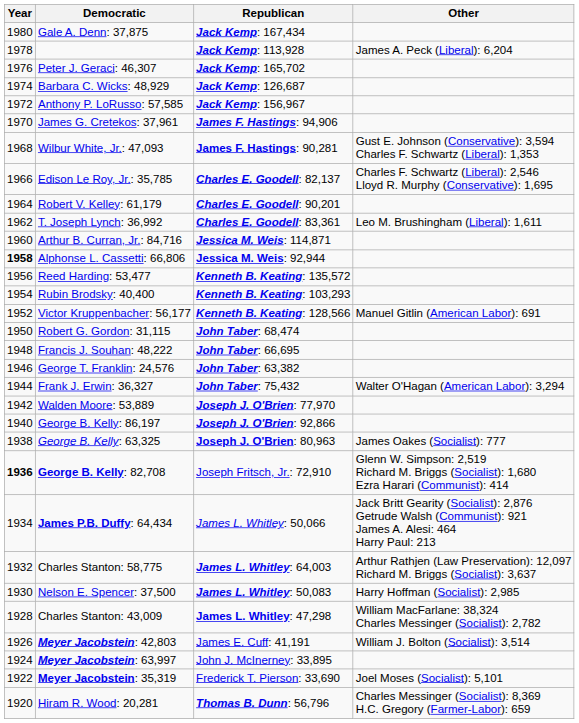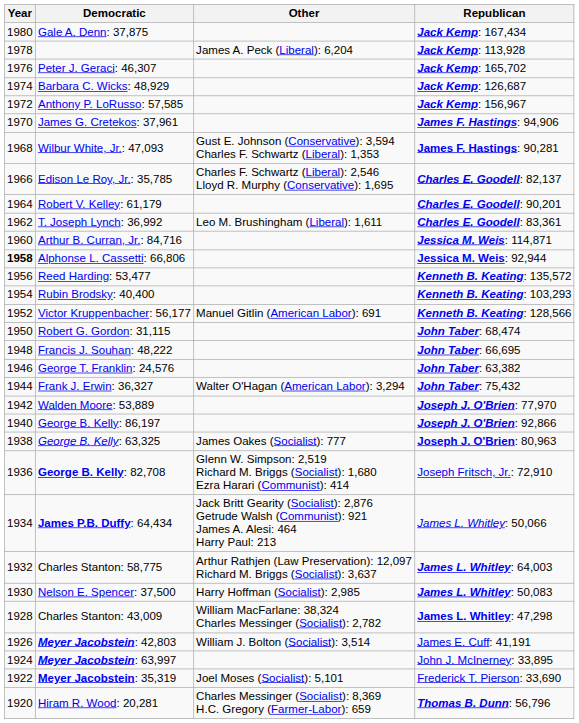columns swapped: (273, 13) <-> (464, 13)
(20, 472) bold -> (20, 472) normal
